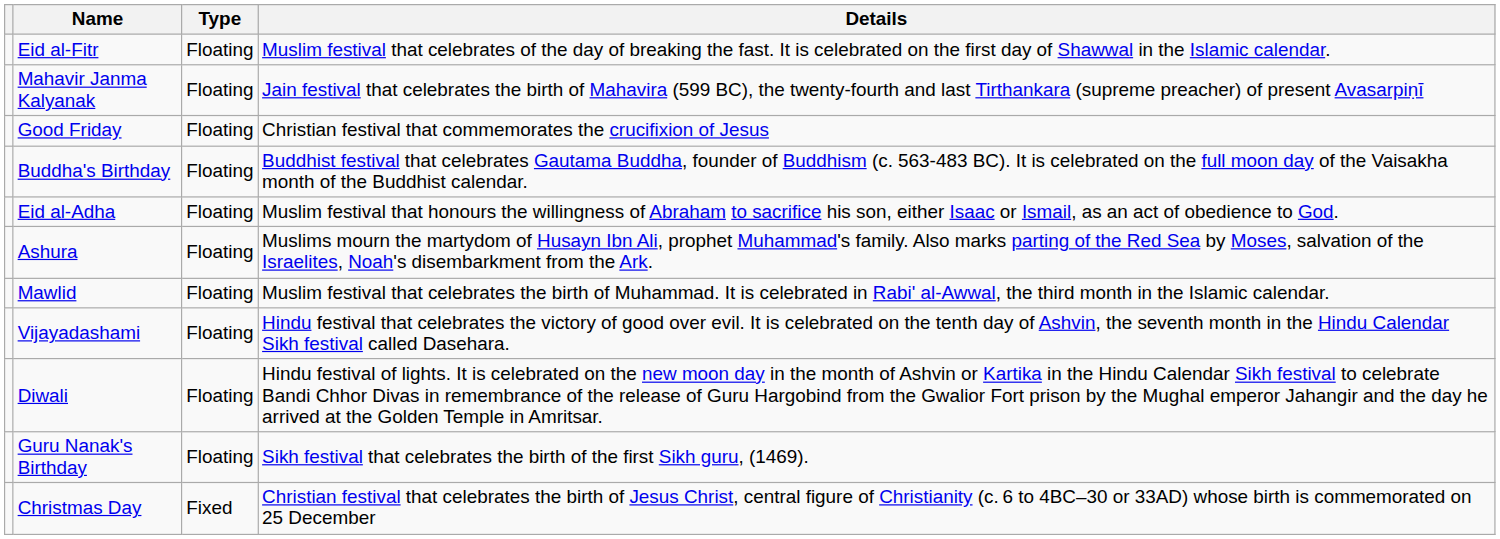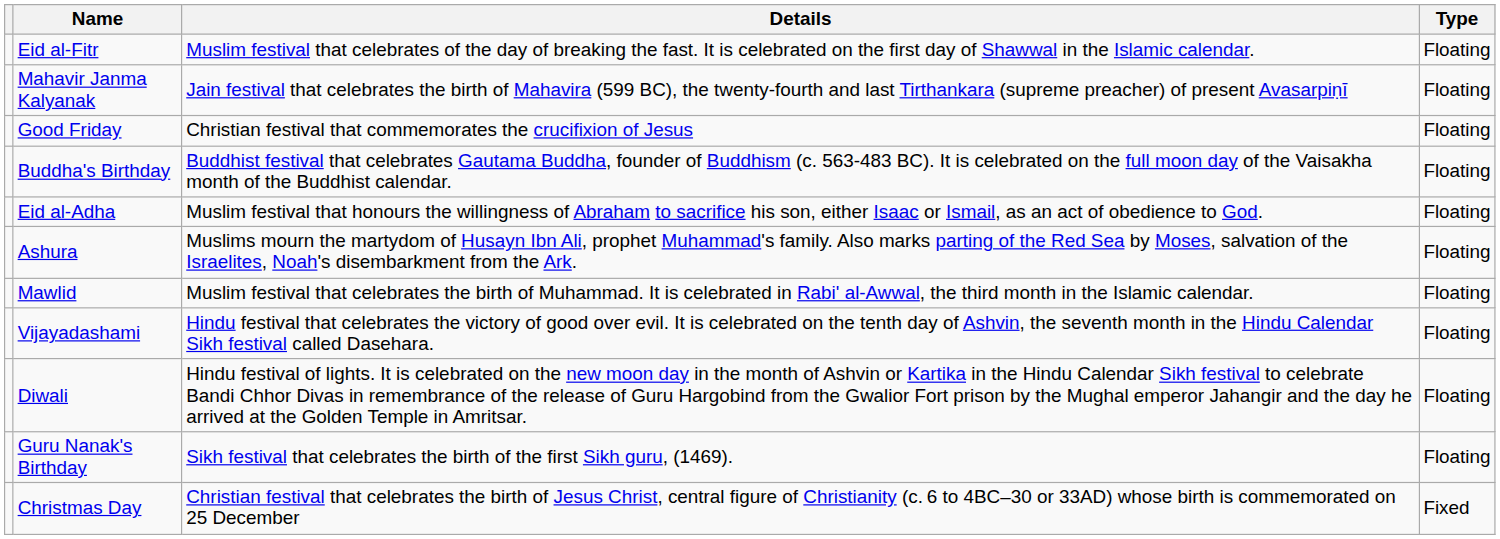columns swapped: (220, 19) <-> (876, 19)
